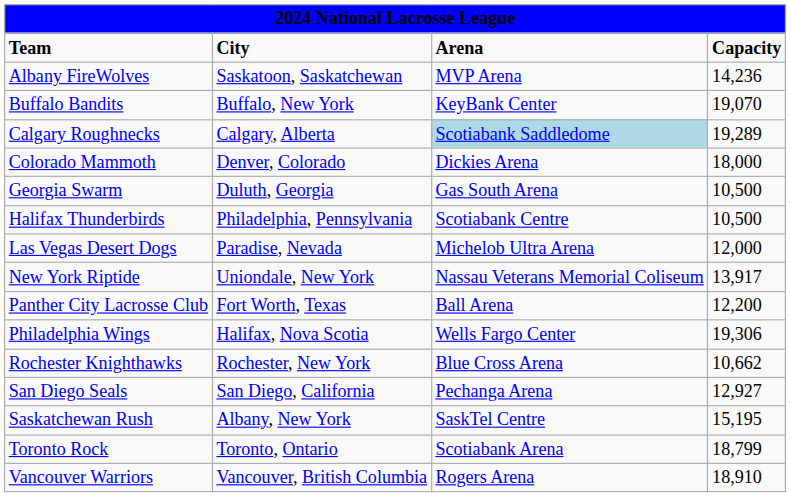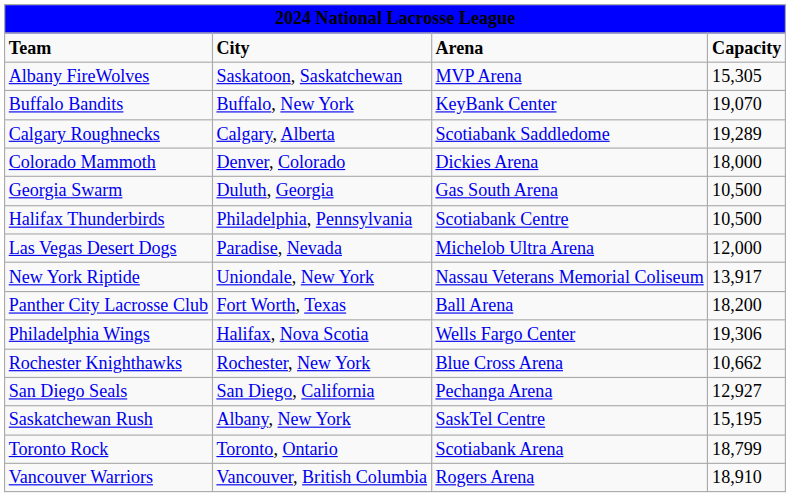(737, 76) 14,236 -> (737, 76) 15,305
(523, 133) lightblue background -> (523, 133) no background
(737, 305) 12,200 -> (737, 305) 18,200
